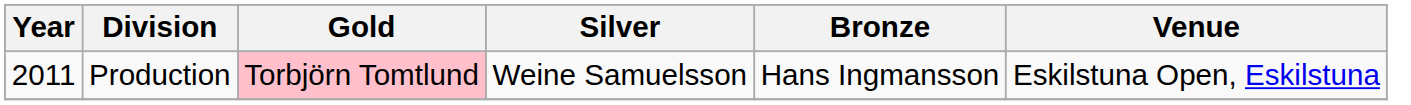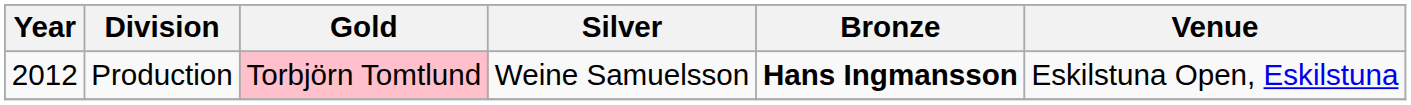(44, 74) 2011 -> (45, 74) 2012
(880, 74) normal -> (890, 74) bold
